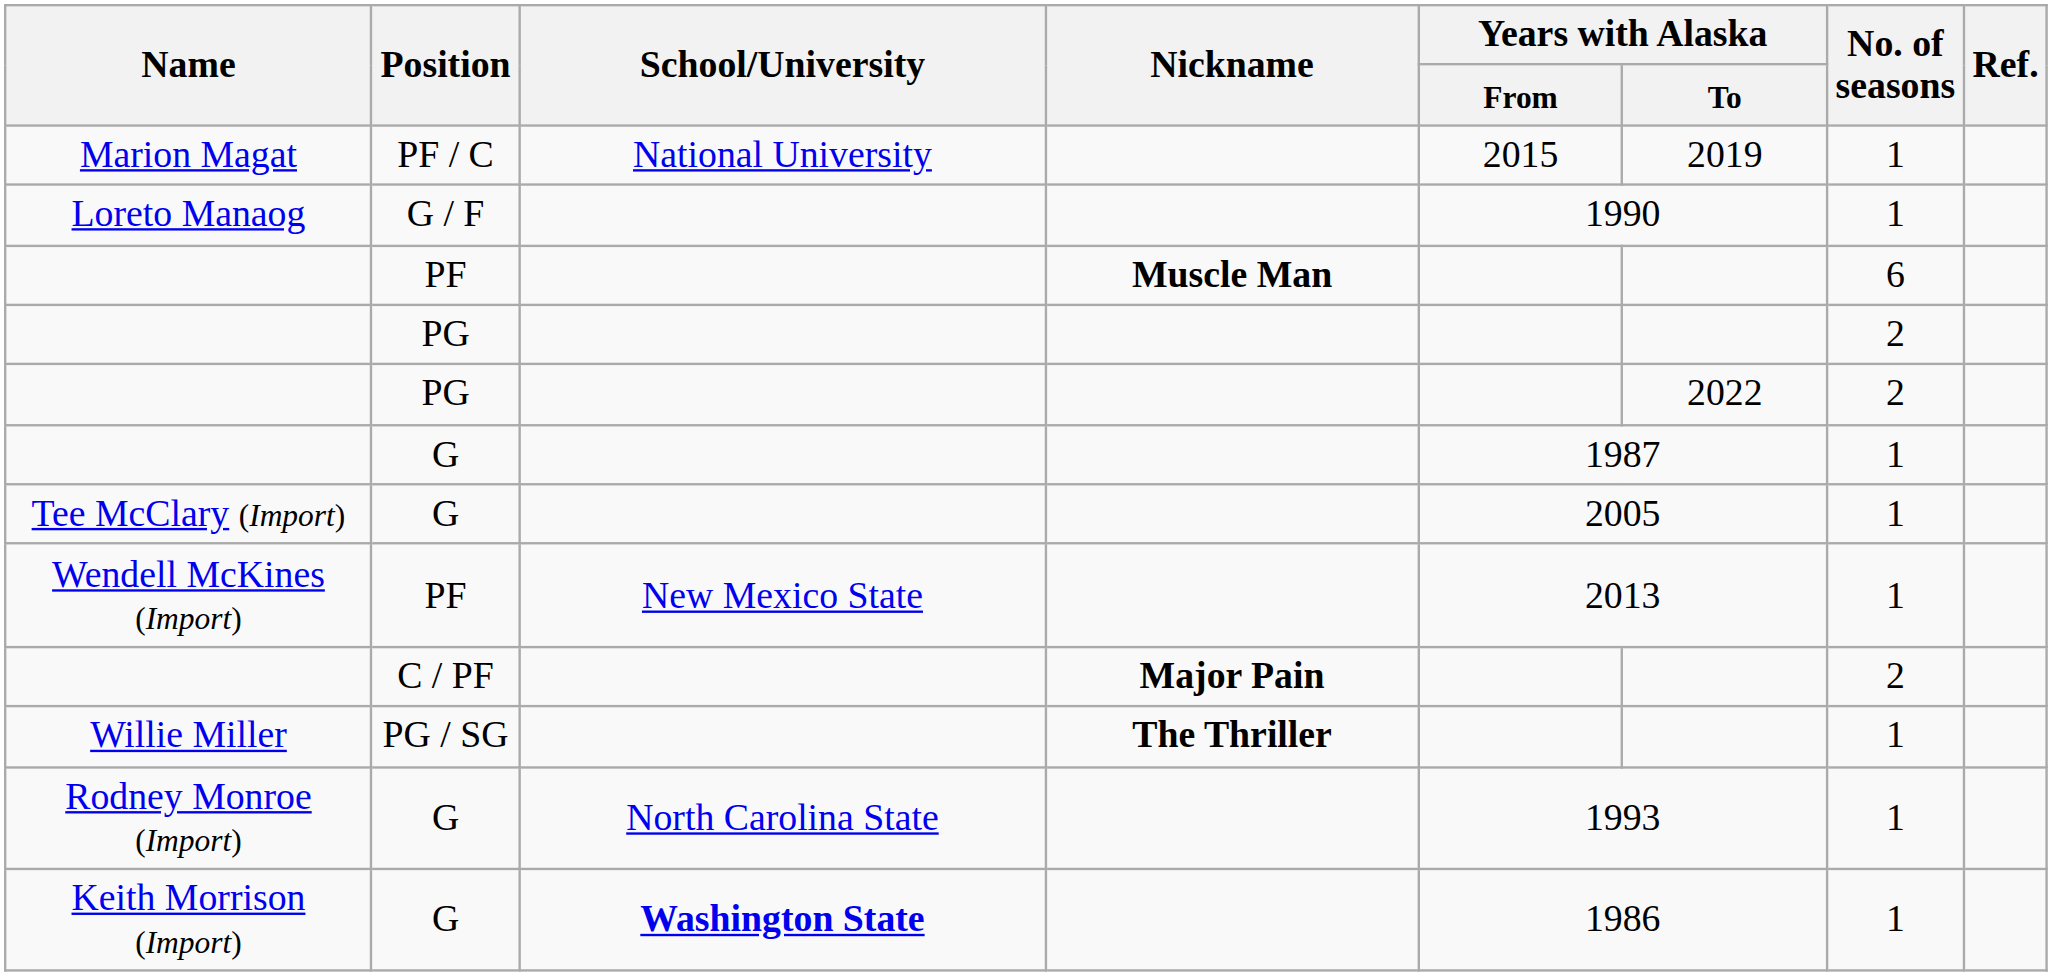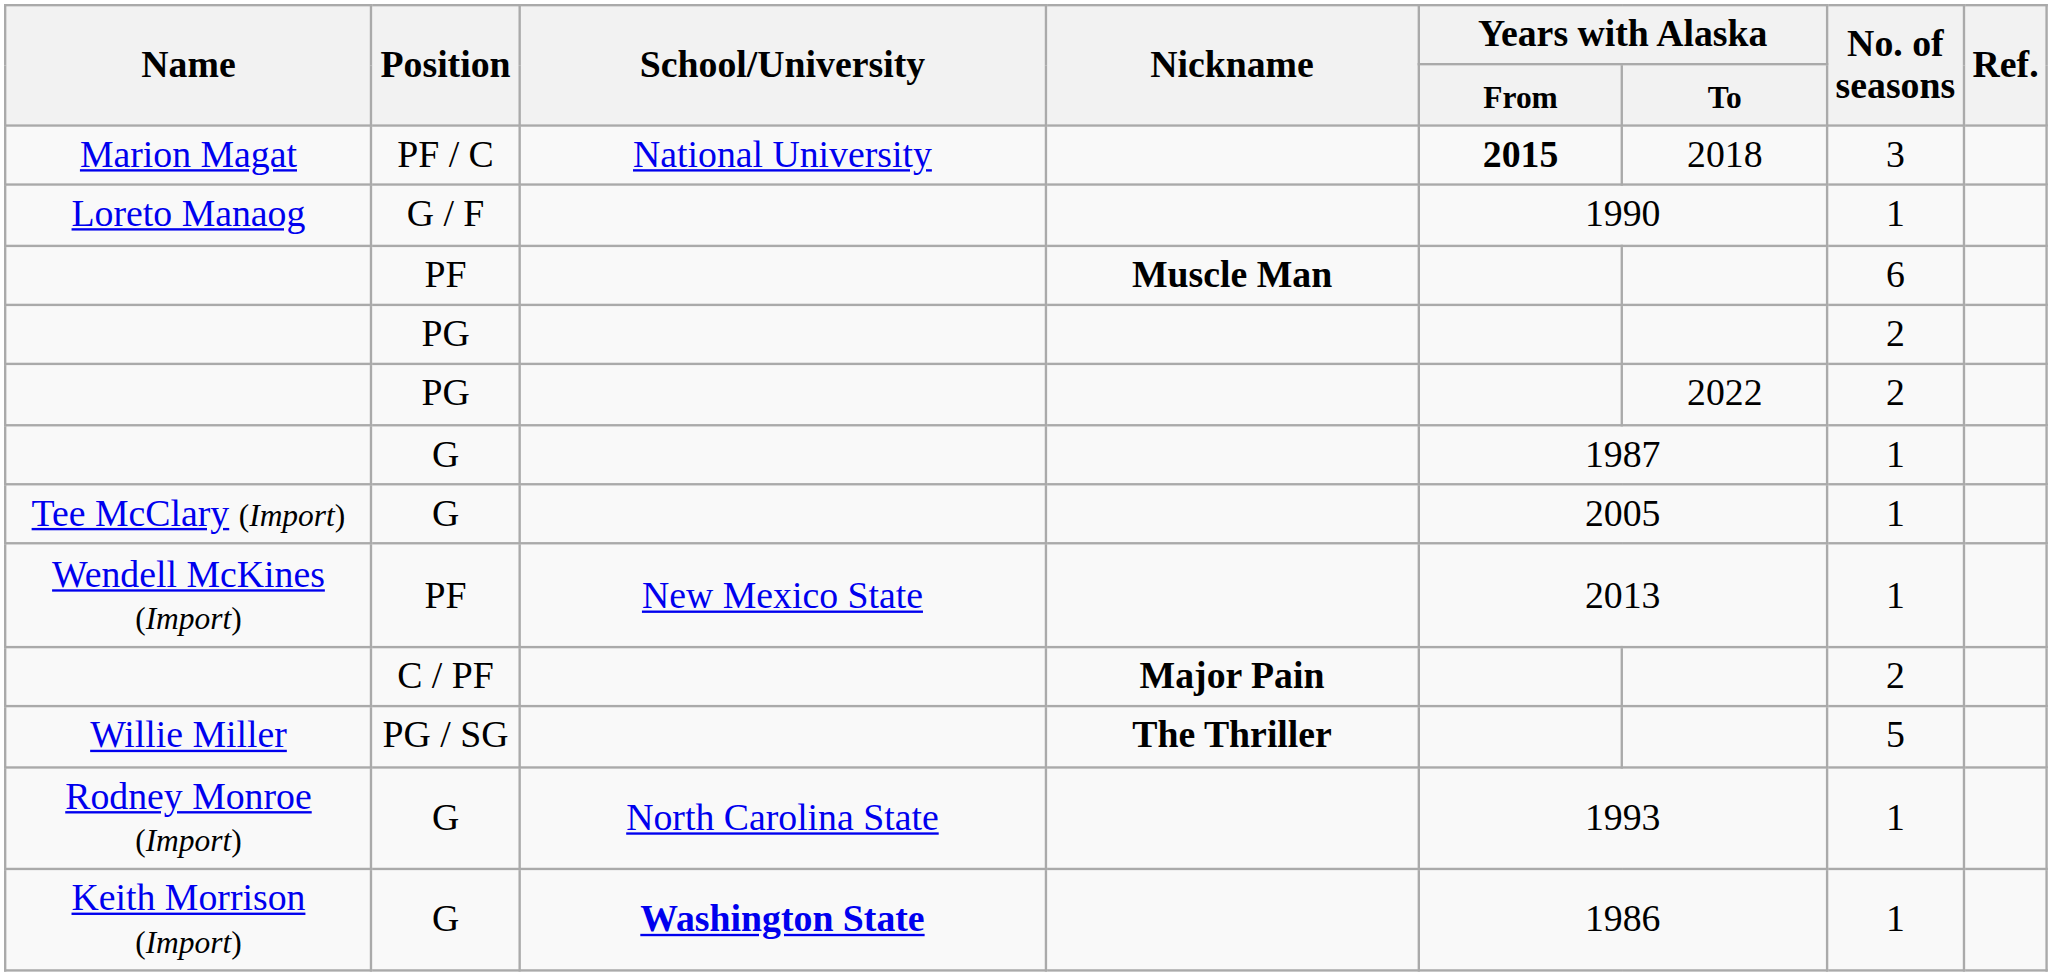(1521, 154) normal -> (1521, 154) bold
(1725, 154) 2019 -> (1725, 154) 2018
(1895, 154) 1 -> (1895, 154) 3
(1895, 735) 1 -> (1895, 735) 5
